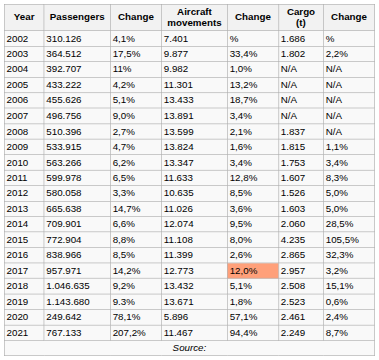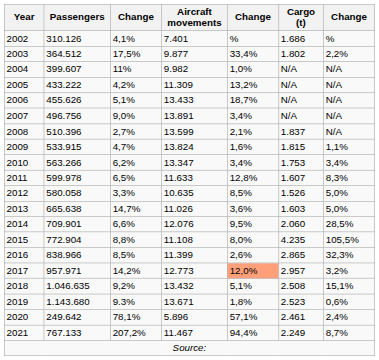(64, 69) 392.707 -> (64, 69) 399.607
(178, 85) 11.301 -> (178, 85) 11.309
(179, 224) 12.074 -> (179, 224) 12.076
